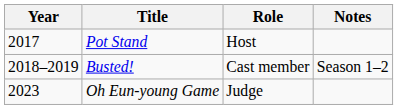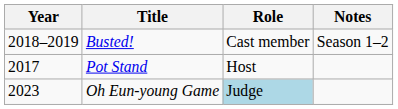rows swapped: (117, 41) <-> (110, 66)
(245, 91) no background -> (245, 91) lightblue background
